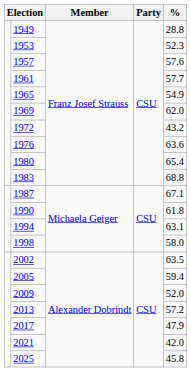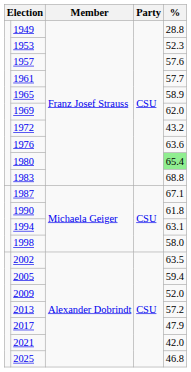(175, 95) 54.9 -> (175, 95) 58.9
(175, 161) no background -> (175, 161) lightgreen background
(175, 359) 45.8 -> (175, 359) 46.8
